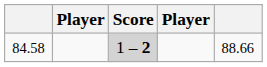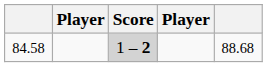(238, 49) 88.66 -> (238, 49) 88.68
